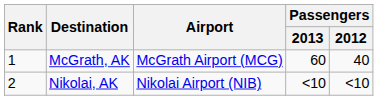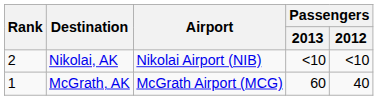rows swapped: (89, 60) <-> (84, 83)
